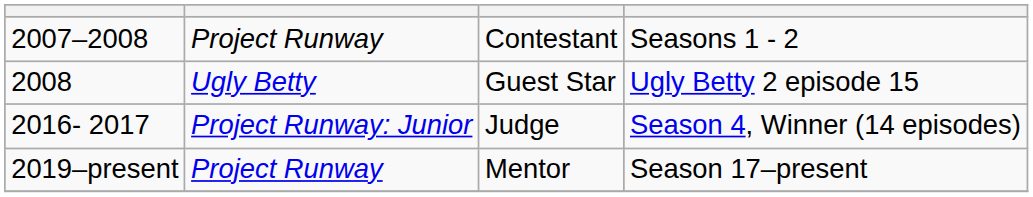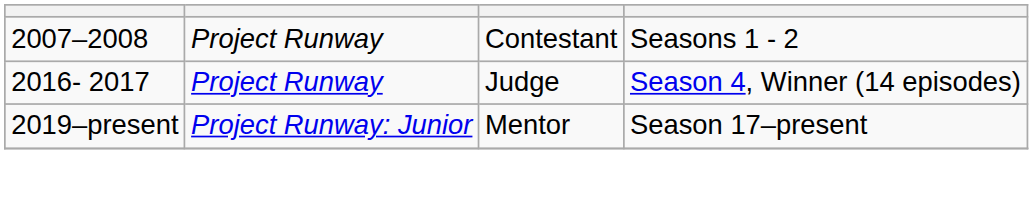- row: (550, 82)
(332, 125) Project Runway: Junior -> (287, 82) Project Runway
(287, 168) Project Runway -> (332, 125) Project Runway: Junior
